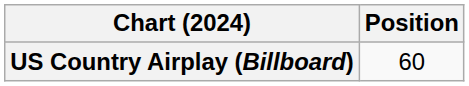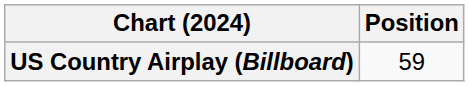(412, 61) 60 -> (412, 61) 59
